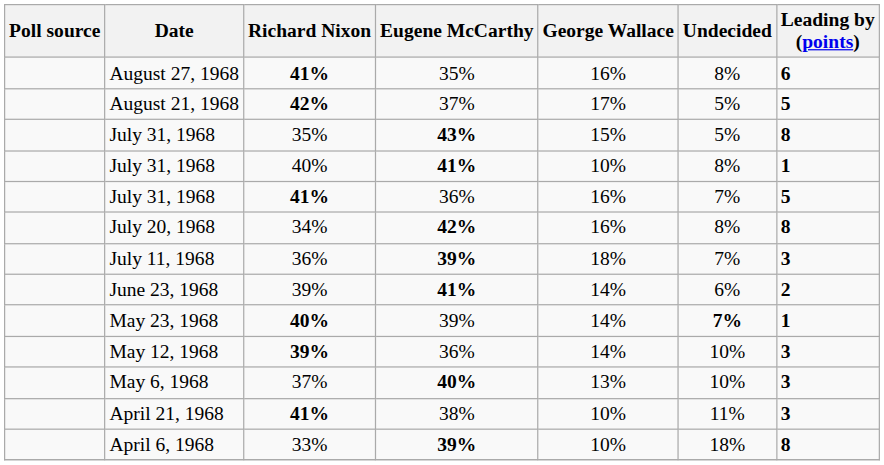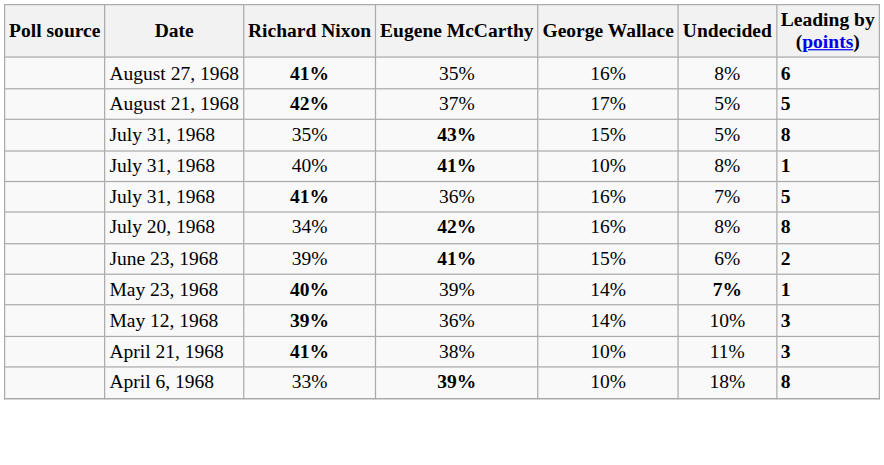- row: (162, 258)
(608, 289) 14% -> (608, 258) 15%
- row: (159, 382)
